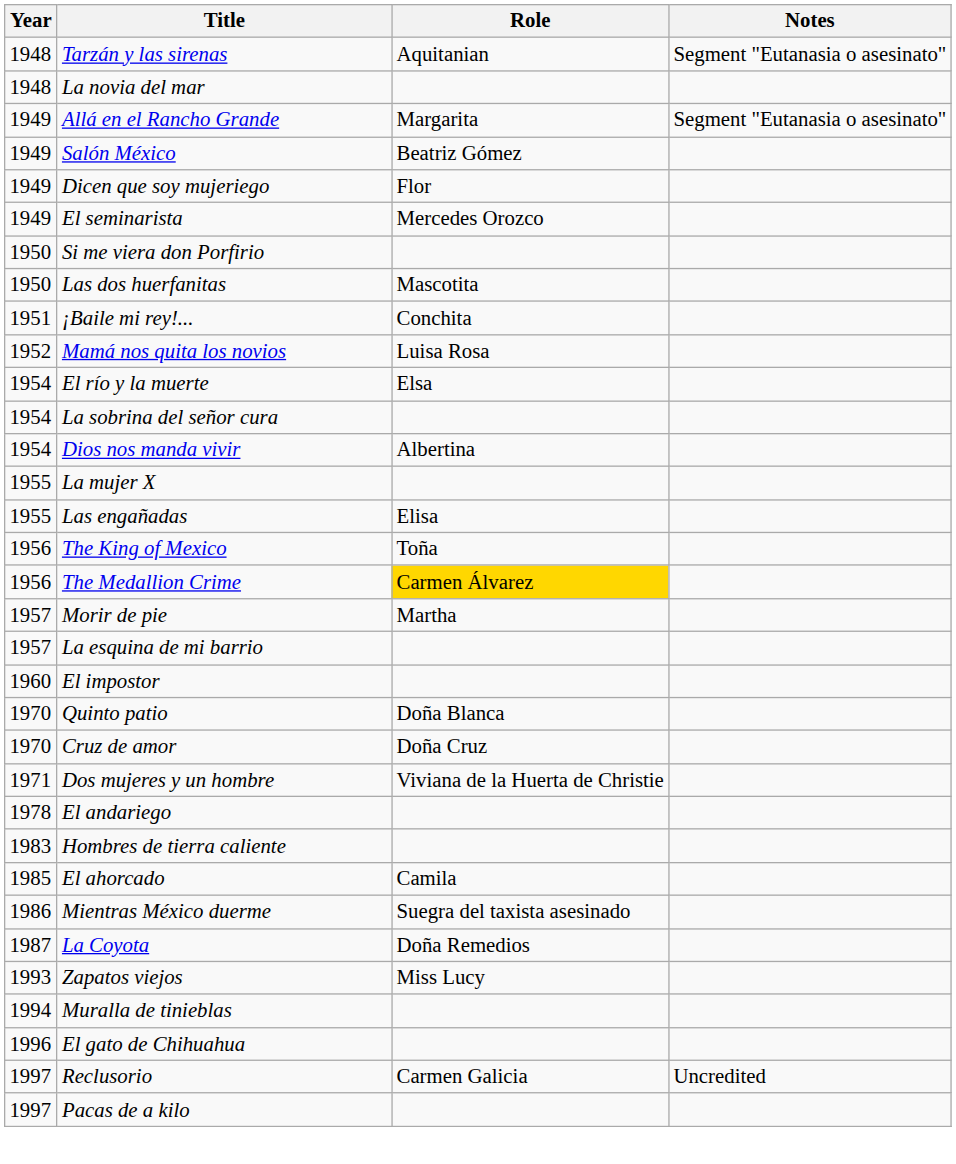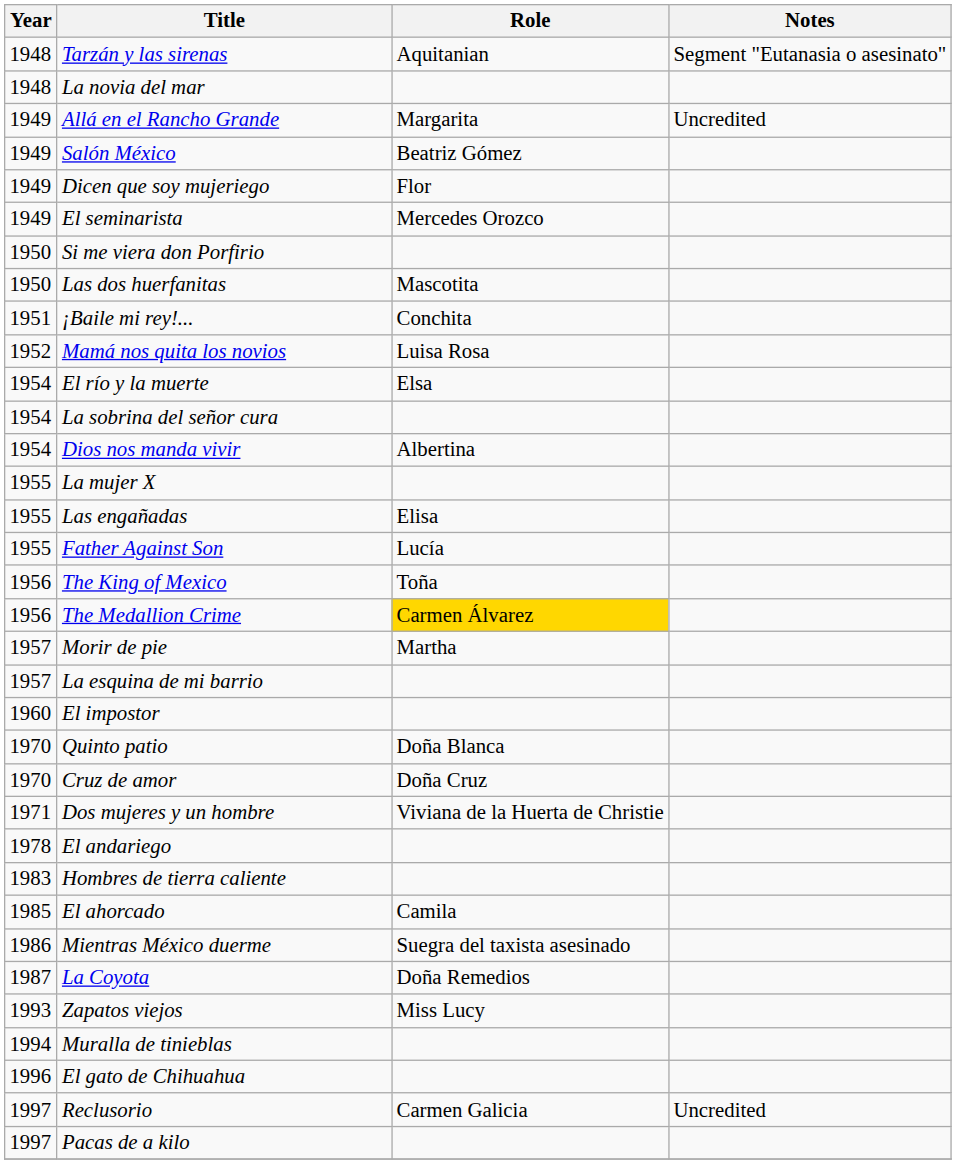(810, 119) Segment "Eutanasia o asesinato" -> (720, 119) Uncredited
+ row: (143, 548)
